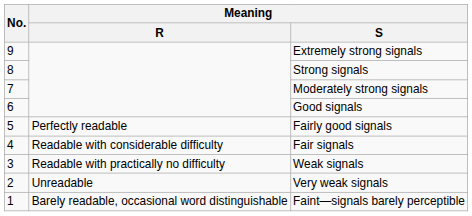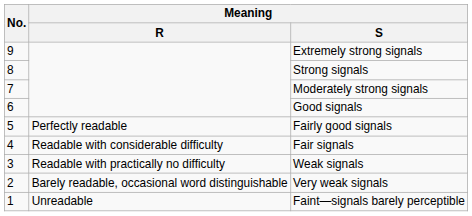(62, 182) Unreadable -> (160, 182) Barely readable, occasional word distinguishable
(160, 201) Barely readable, occasional word distinguishable -> (62, 201) Unreadable
